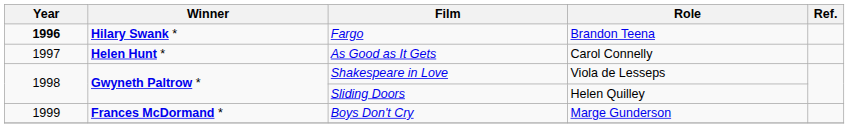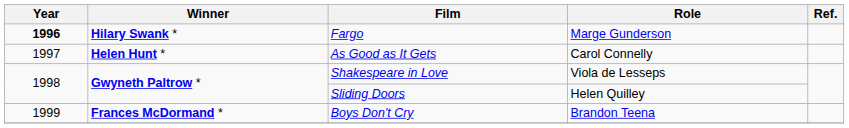(613, 34) Brandon Teena -> (621, 34) Marge Gunderson
(621, 113) Marge Gunderson -> (613, 113) Brandon Teena
